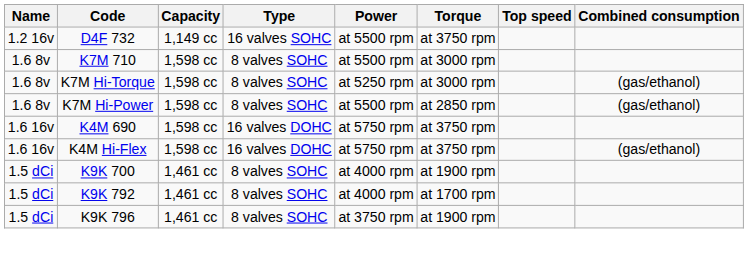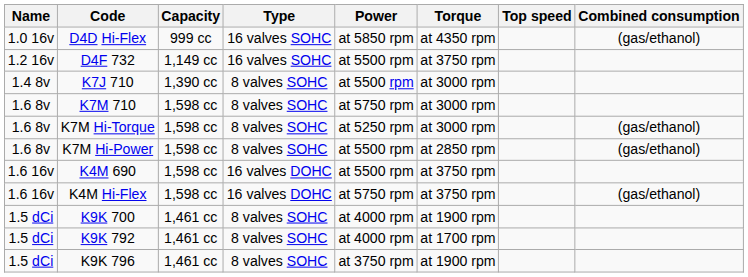+ row: (108, 38)
+ row: (108, 83)
(376, 61) at 5500 rpm -> (376, 105) at 5750 rpm
(376, 128) at 5750 rpm -> (376, 172) at 5500 rpm
